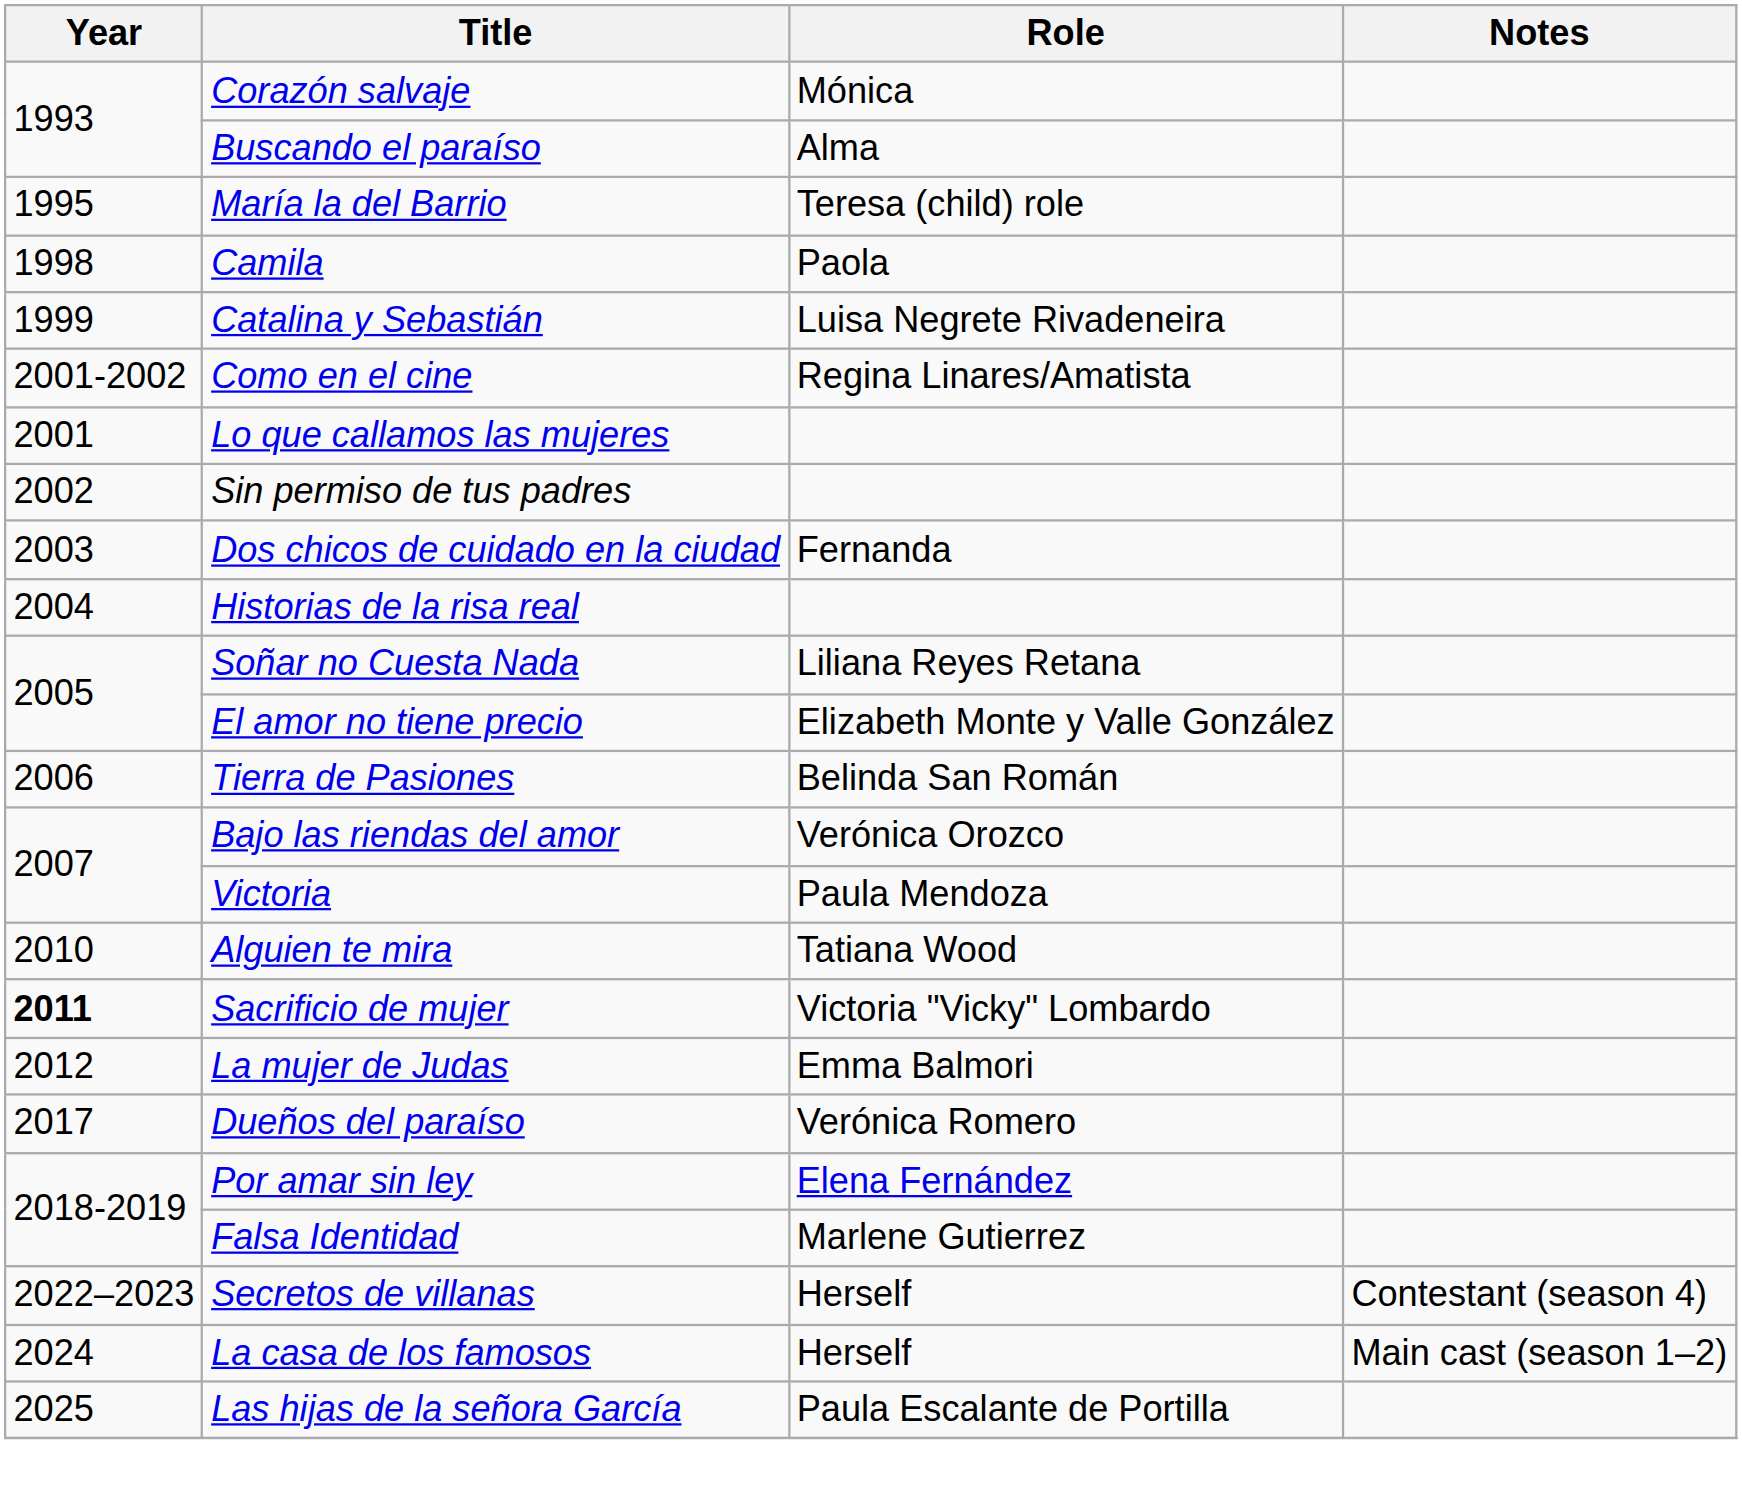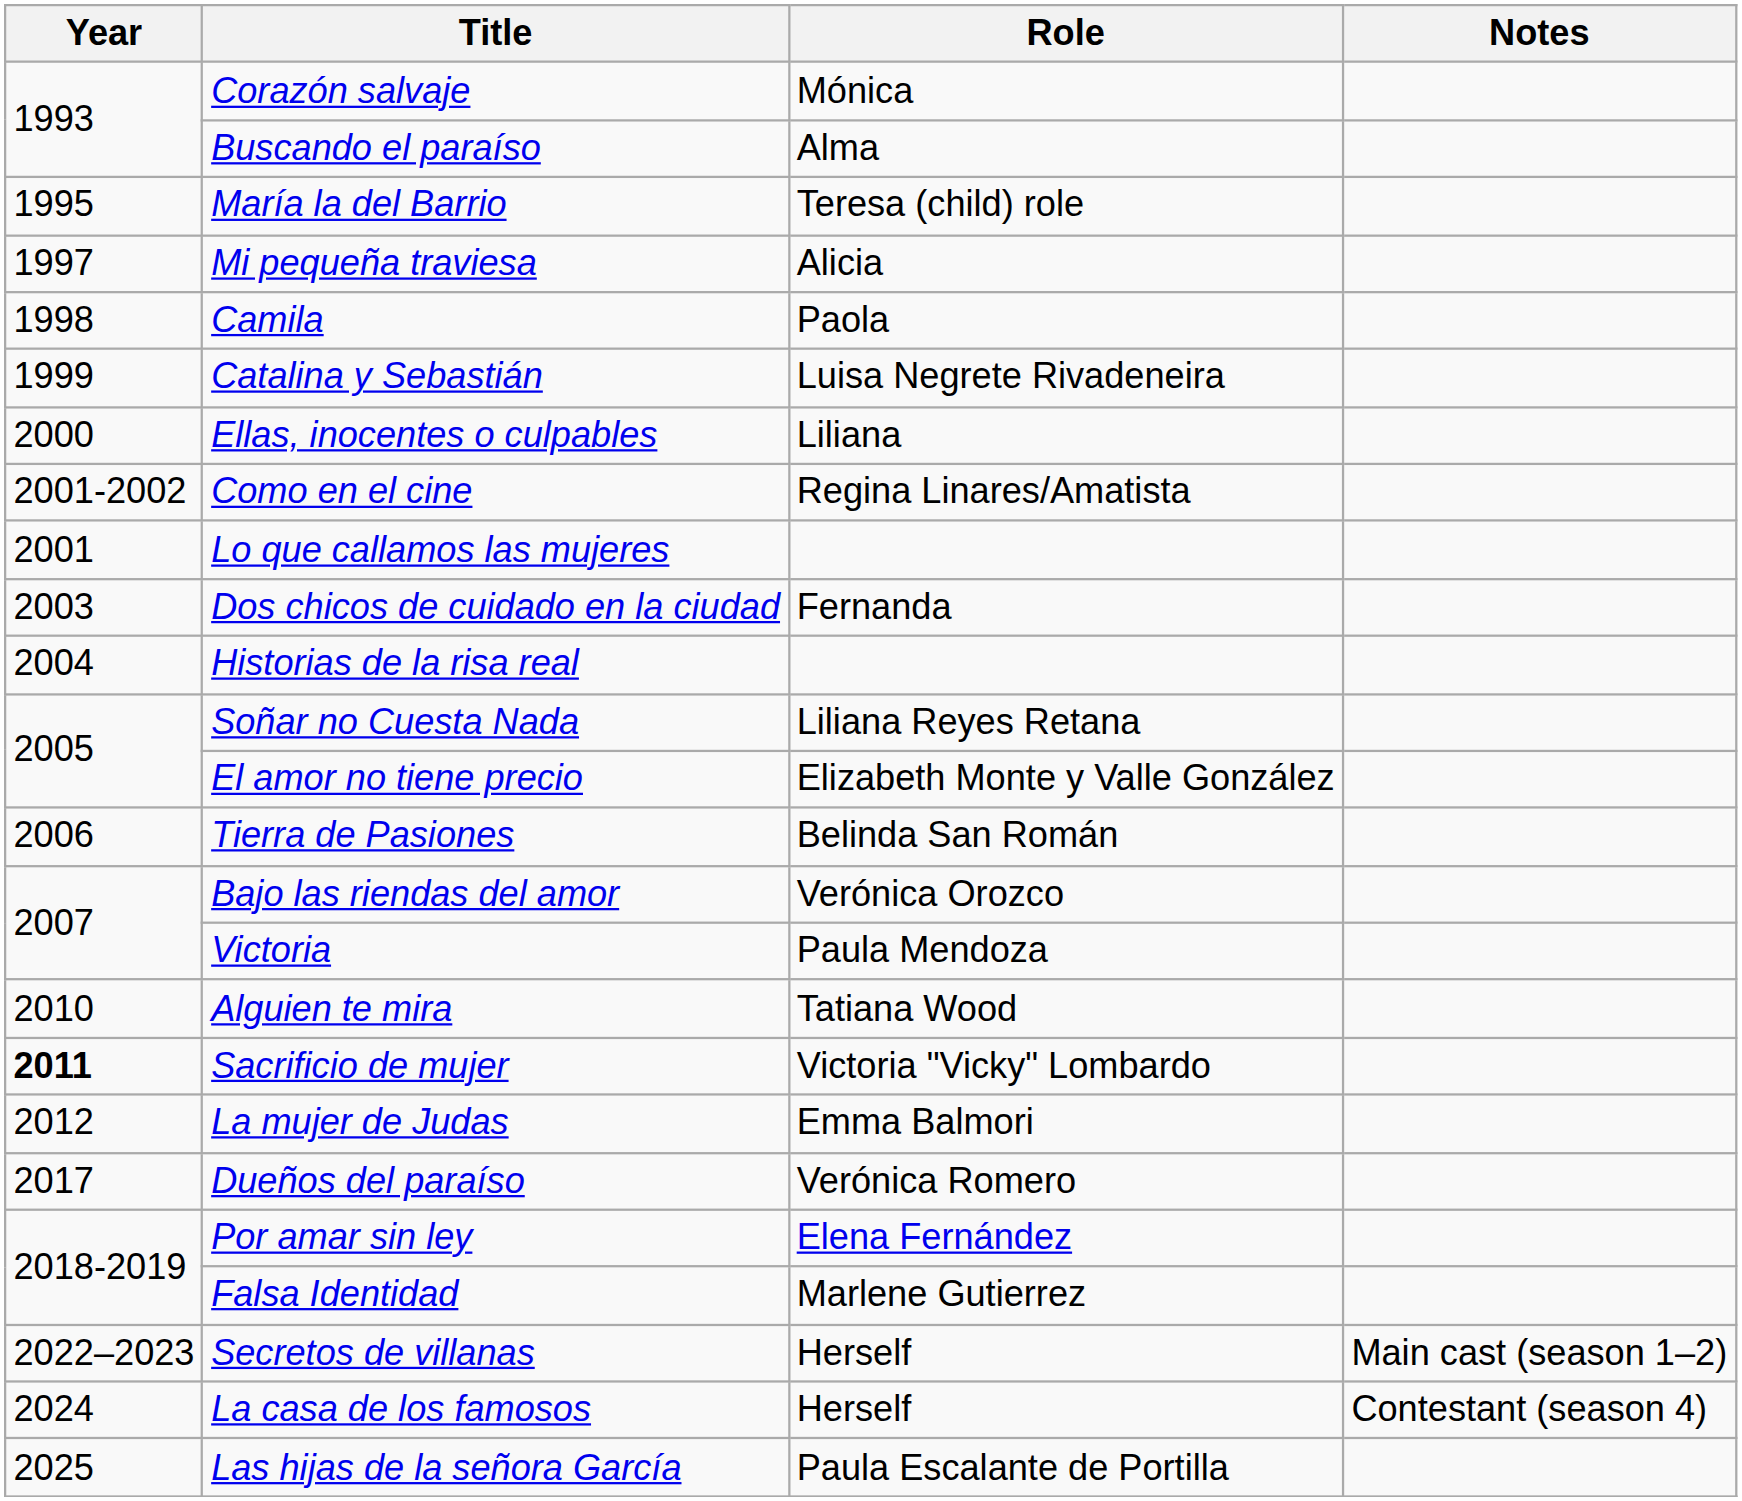+ row: (374, 262)
+ row: (434, 434)
- row: (421, 491)
(1529, 1294) Contestant (season 4) -> (1539, 1352) Main cast (season 1–2)
(1539, 1352) Main cast (season 1–2) -> (1529, 1409) Contestant (season 4)
